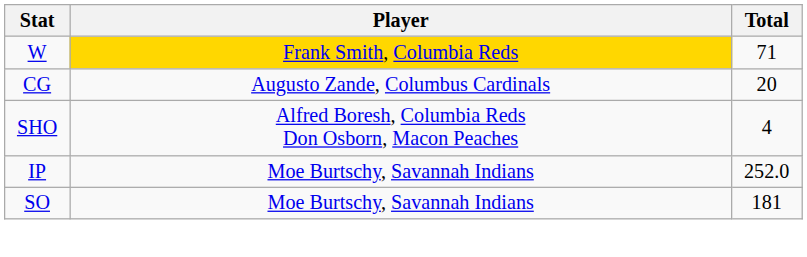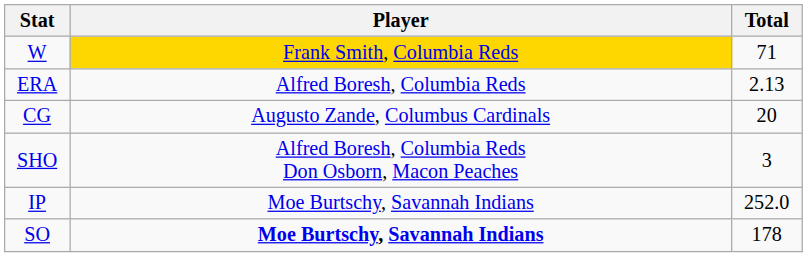+ row: (37, 84)
(767, 127) 4 -> (767, 159) 3
(401, 203) normal -> (401, 235) bold
(767, 203) 181 -> (767, 235) 178
